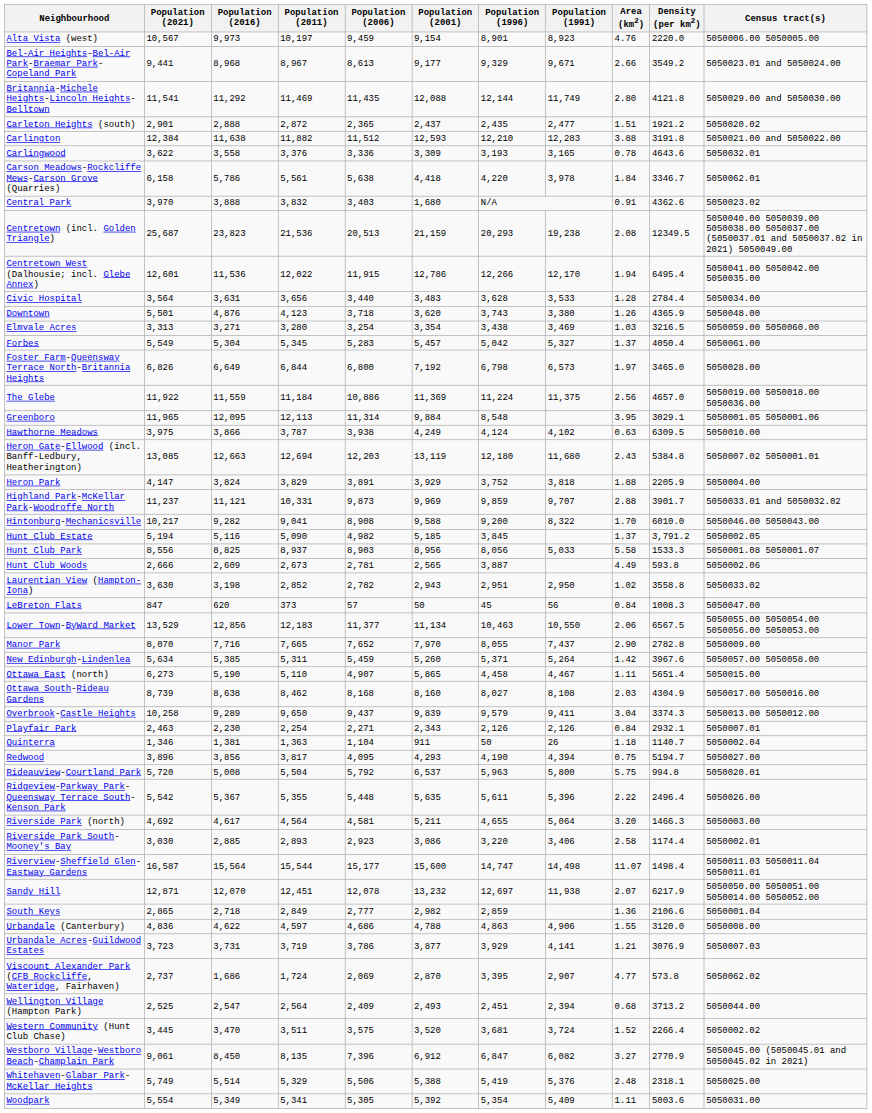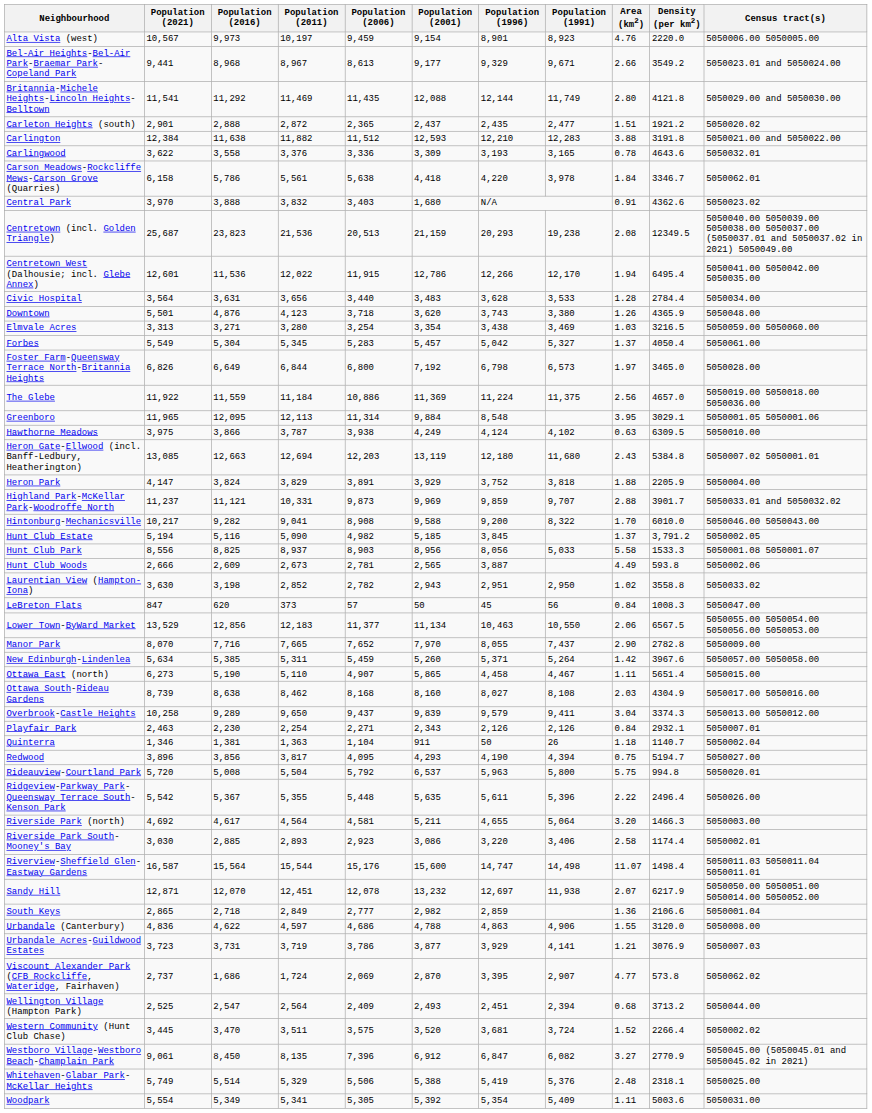(363, 867) 15,177 -> (363, 867) 15,176
